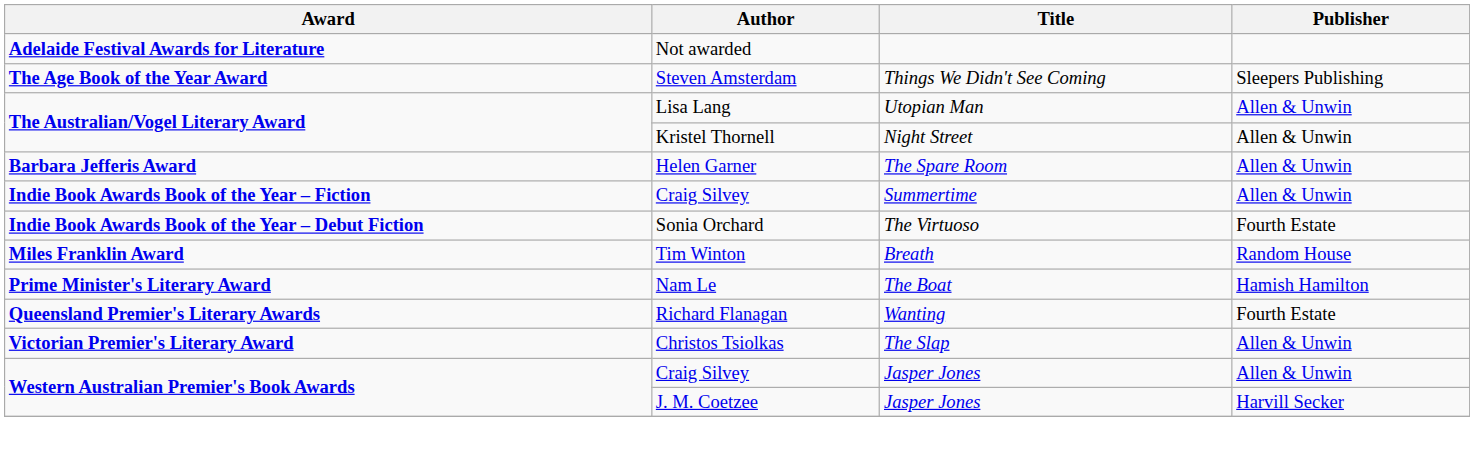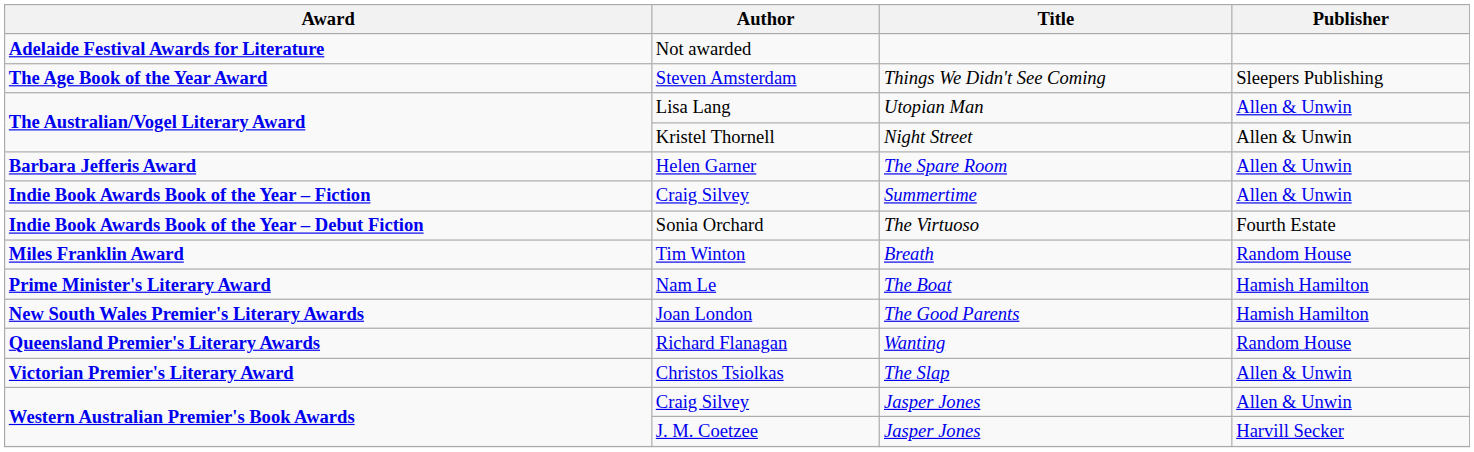+ row: (186, 313)
(1286, 313) Fourth Estate -> (1294, 343) Random House
